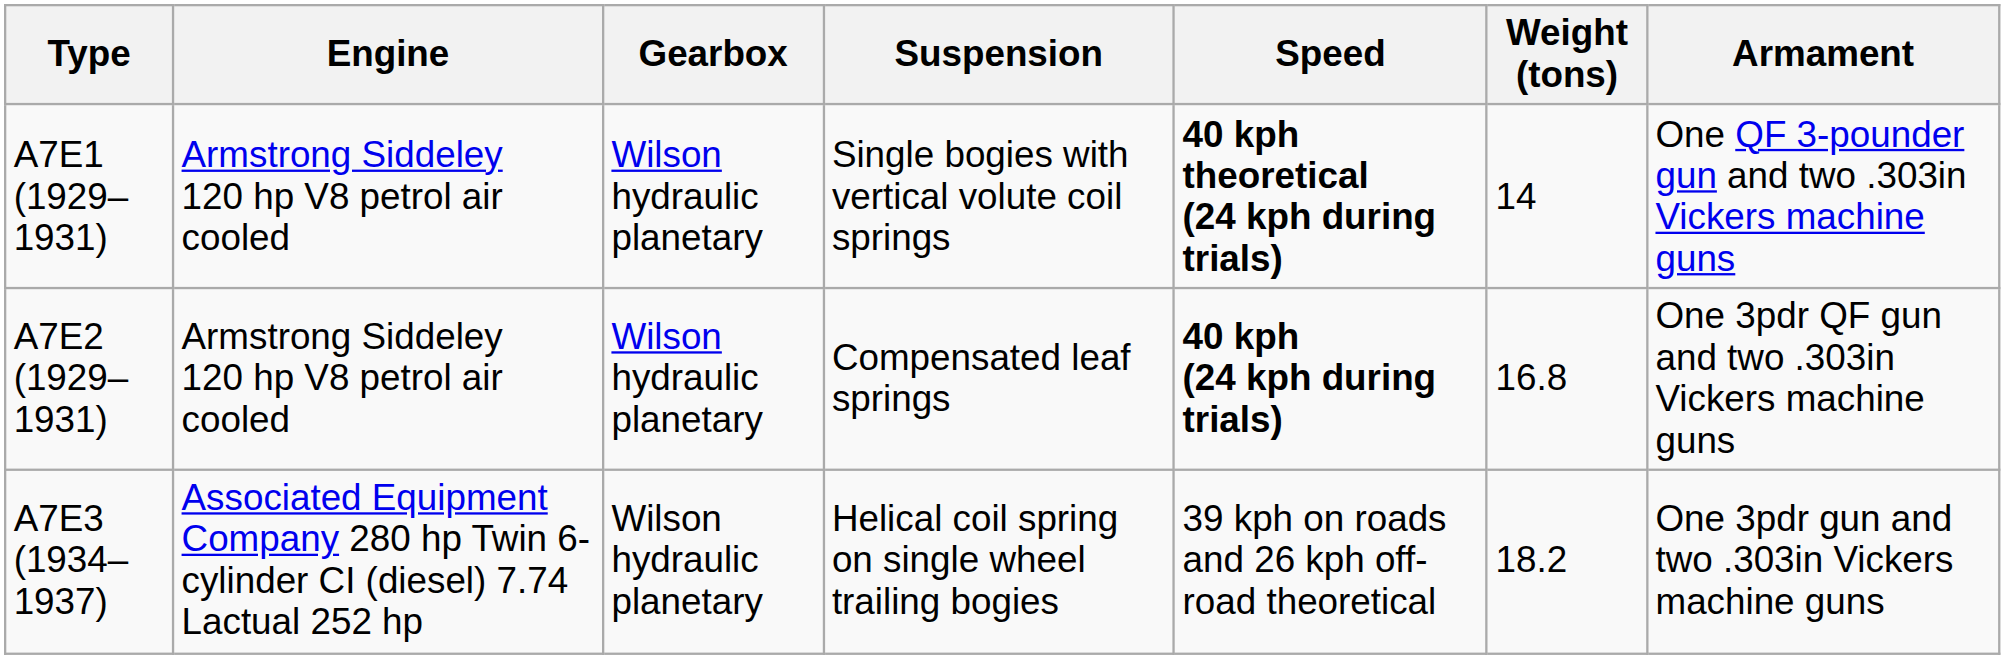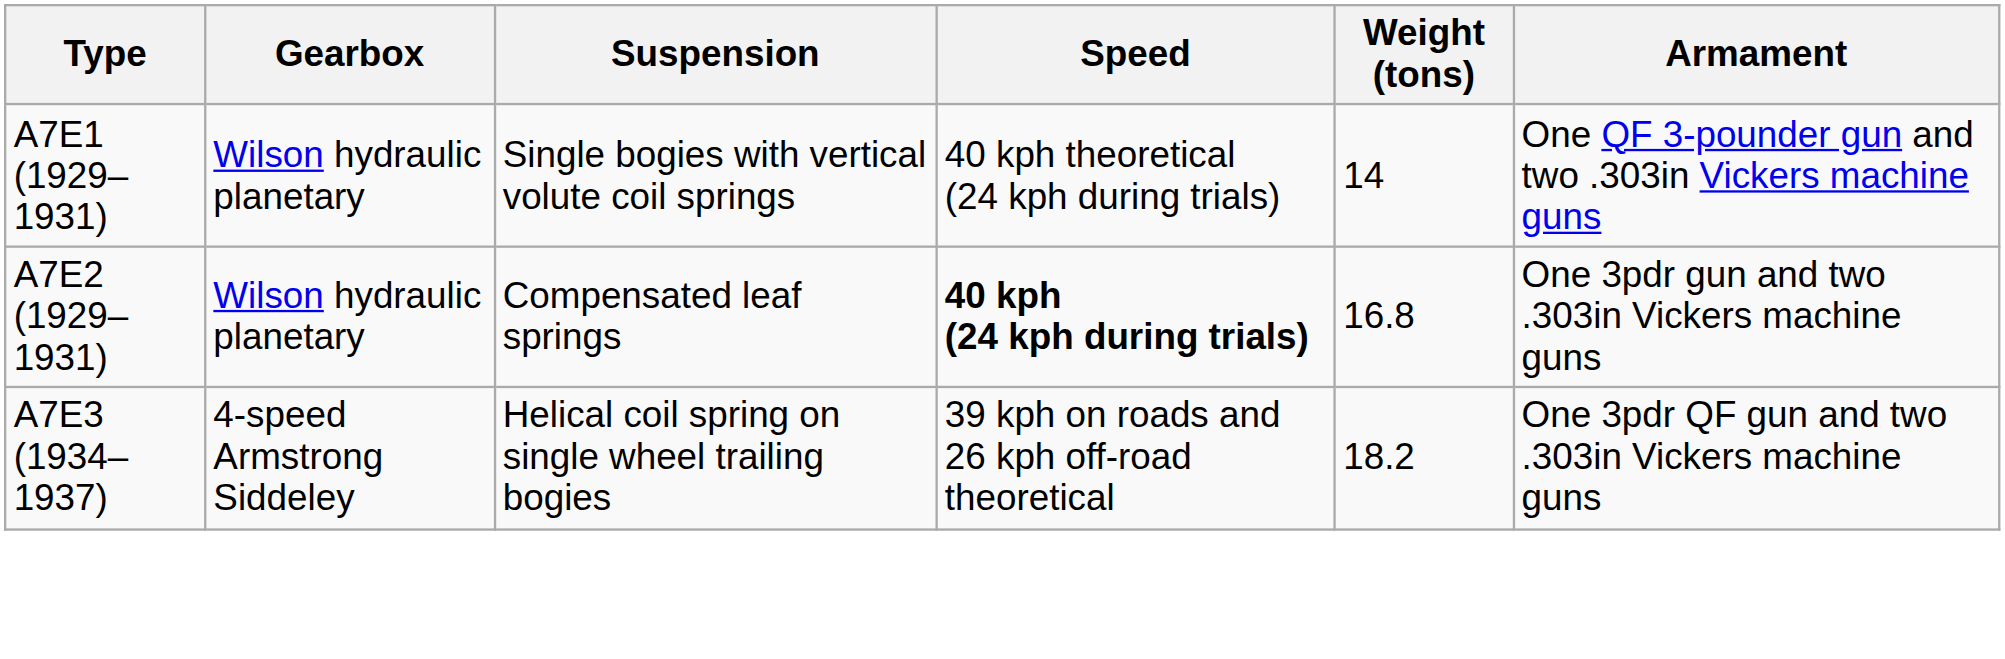- column: (388, 54)
(1309, 195) bold -> (1113, 174) normal
(1799, 378) One 3pdr QF gun and two .303in Vickers machine guns -> (1711, 316) One 3pdr gun and two .303in Vickers machine guns
(687, 560) Wilson hydraulic planetary -> (298, 457) 4-speed Armstrong Siddeley
(1804, 560) One 3pdr gun and two .303in Vickers machine guns -> (1734, 457) One 3pdr QF gun and two .303in Vickers machine guns
